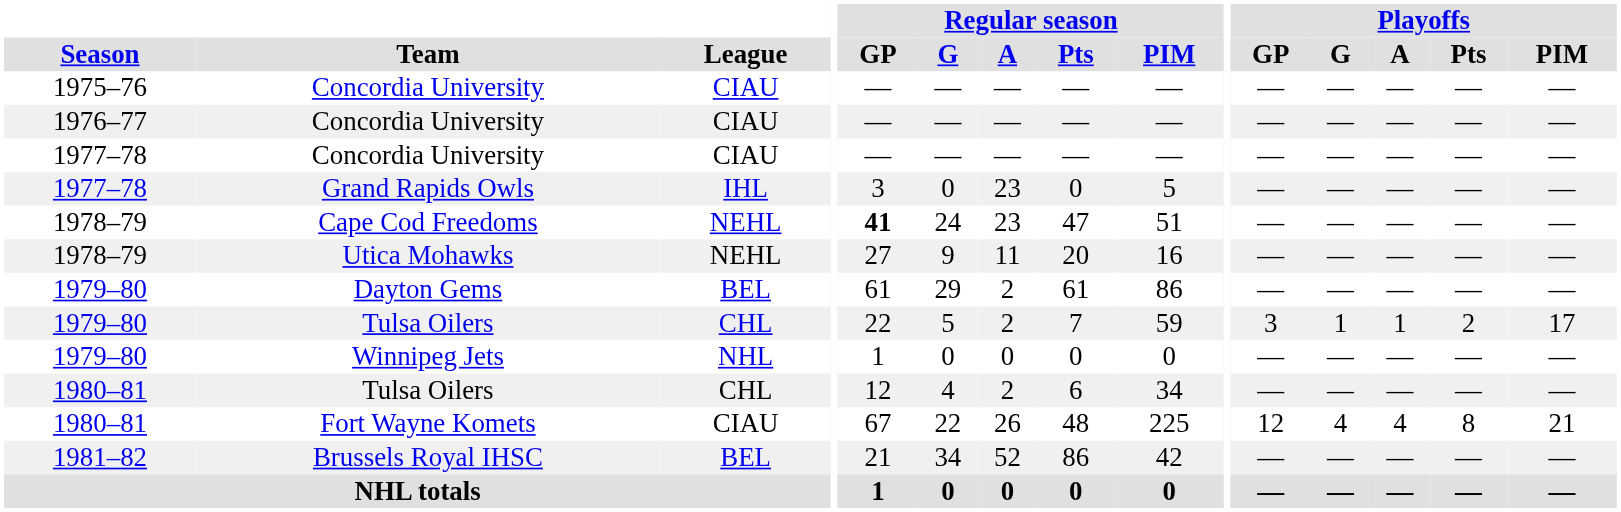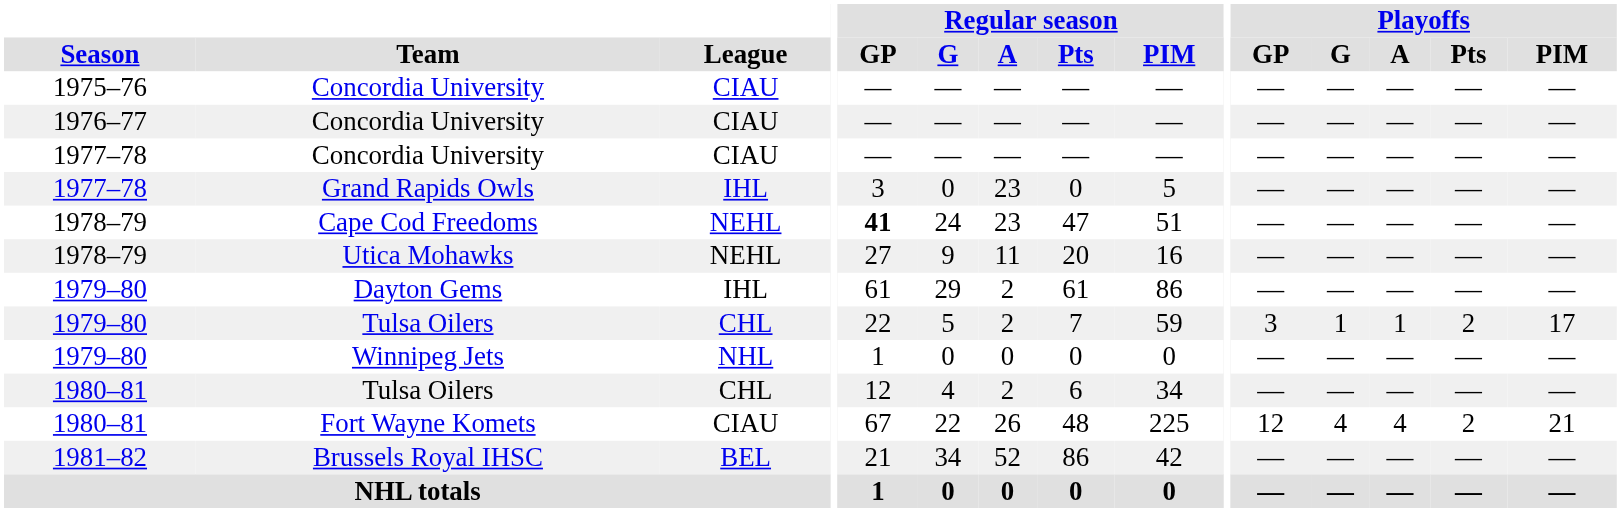(746, 289) BEL -> (746, 289) IHL
(1468, 423) 8 -> (1468, 423) 2
